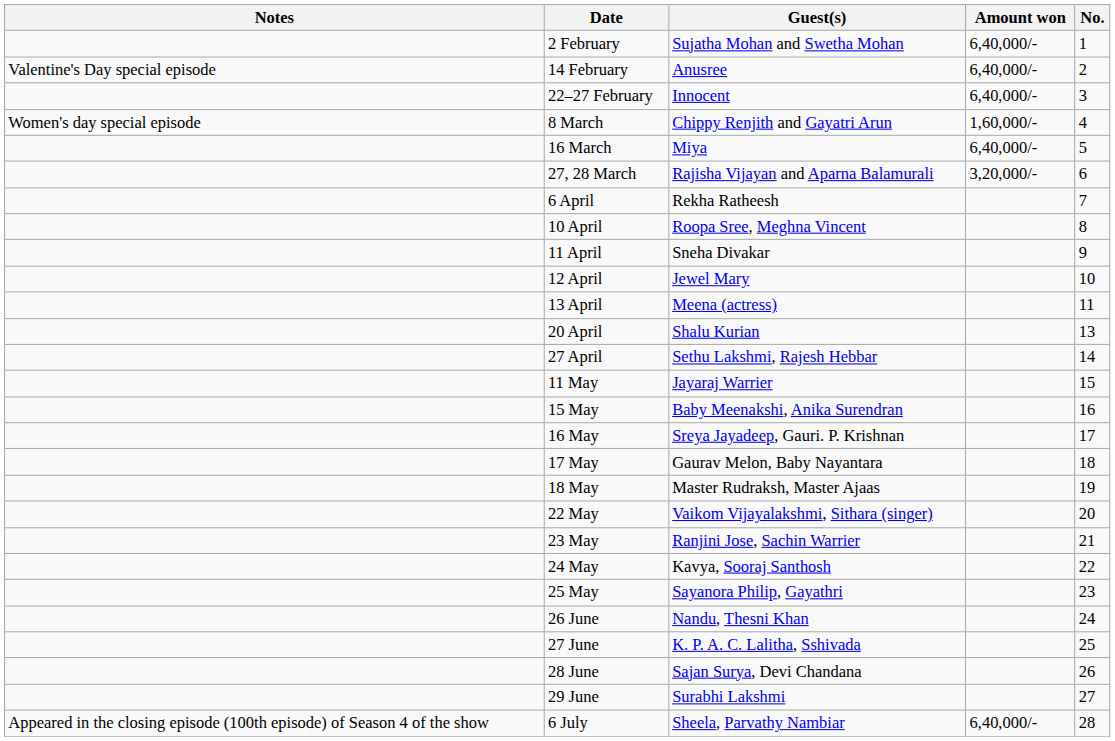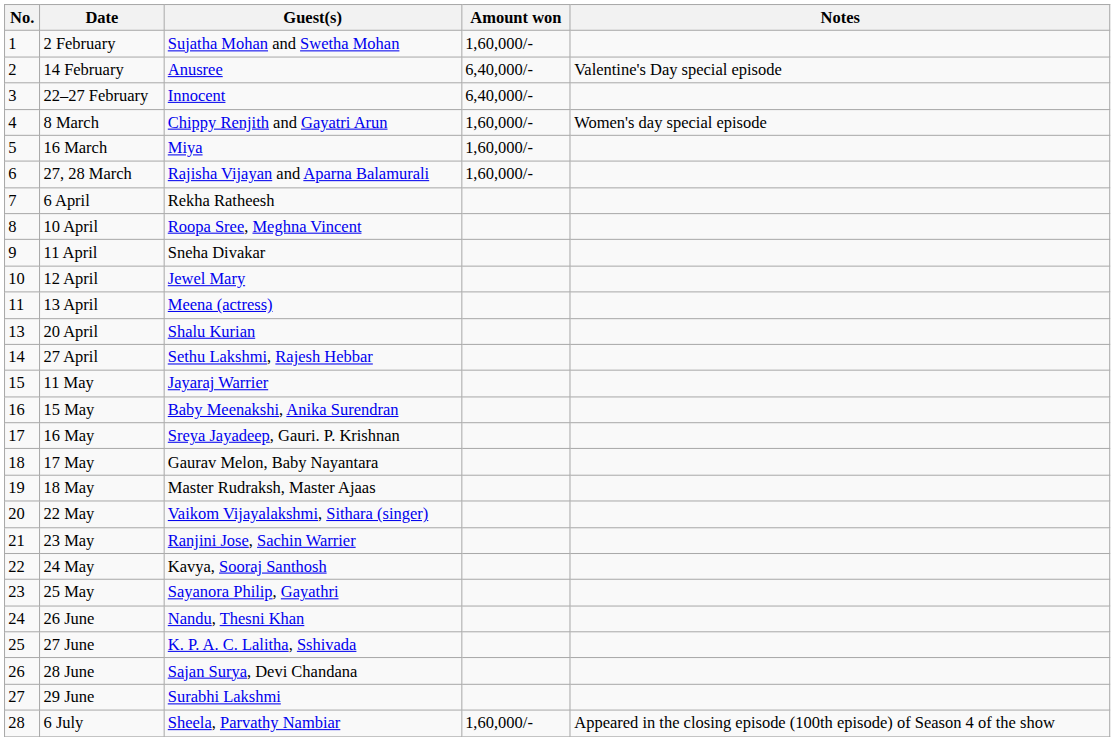columns swapped: (1092, 17) <-> (274, 17)
(1003, 43) 6,40,000/- -> (499, 43) 1,60,000/-
(1003, 148) 6,40,000/- -> (499, 148) 1,60,000/-
(1003, 174) 3,20,000/- -> (499, 174) 1,60,000/-
(1003, 723) 6,40,000/- -> (499, 723) 1,60,000/-
